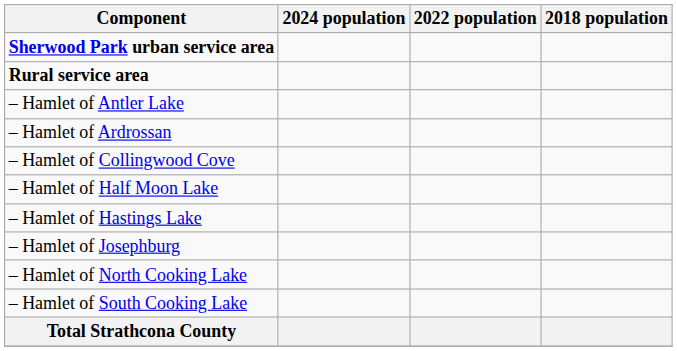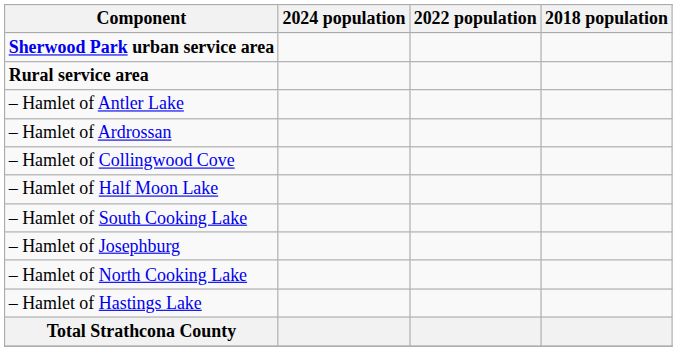rows swapped: (105, 217) <-> (128, 302)
